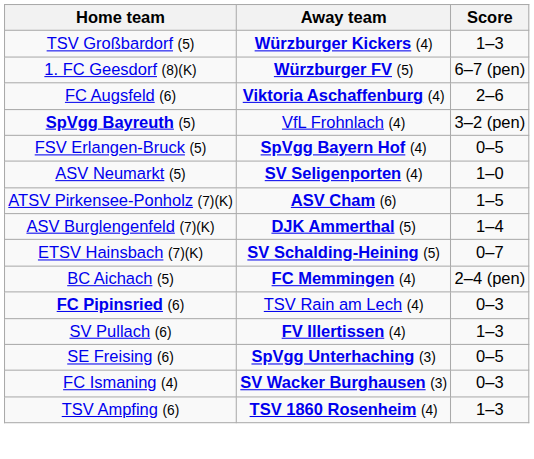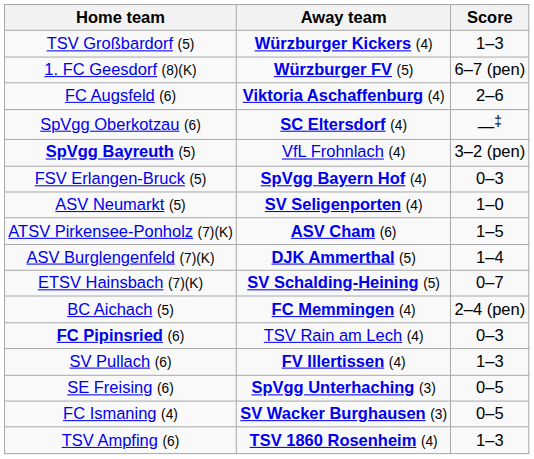+ row: (121, 124)
(490, 148) 0–5 -> (490, 178) 0–3
(490, 383) 0–3 -> (490, 414) 0–5
